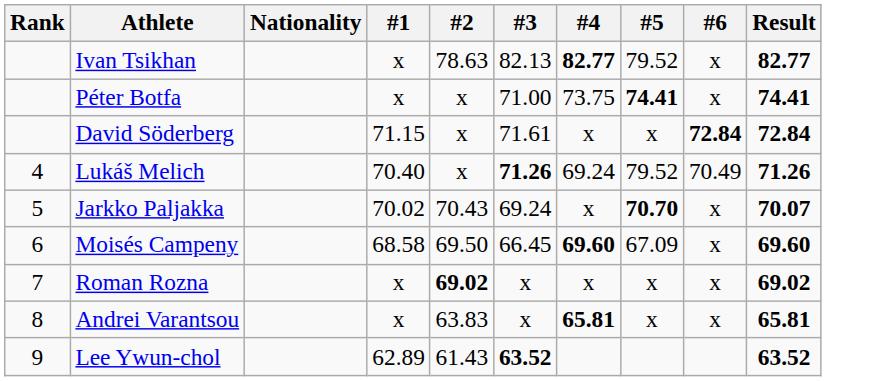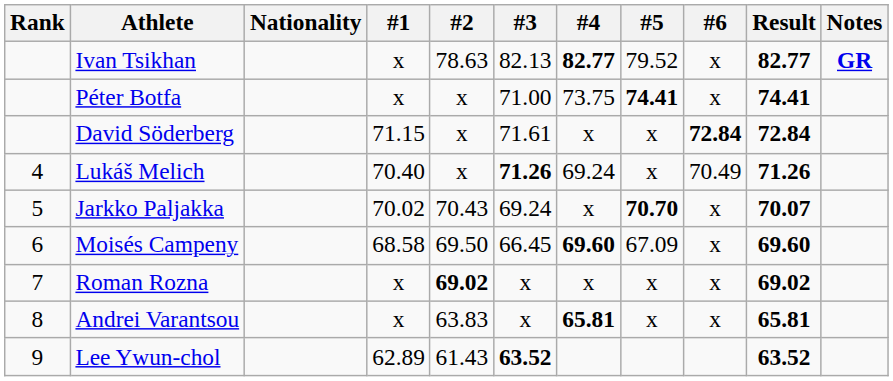+ column: (855, 23)
(652, 171) 79.52 -> (652, 171) x
